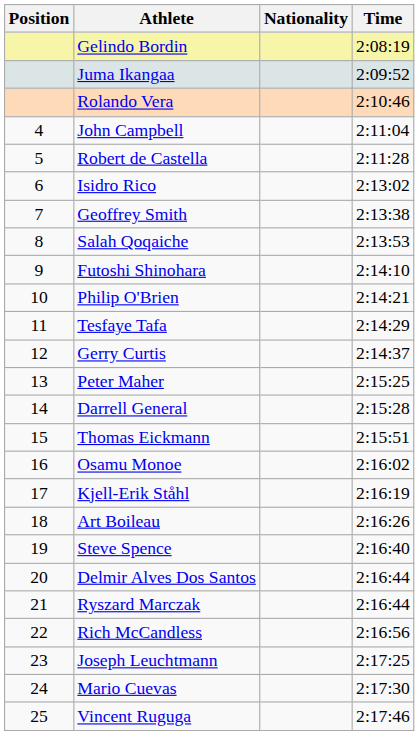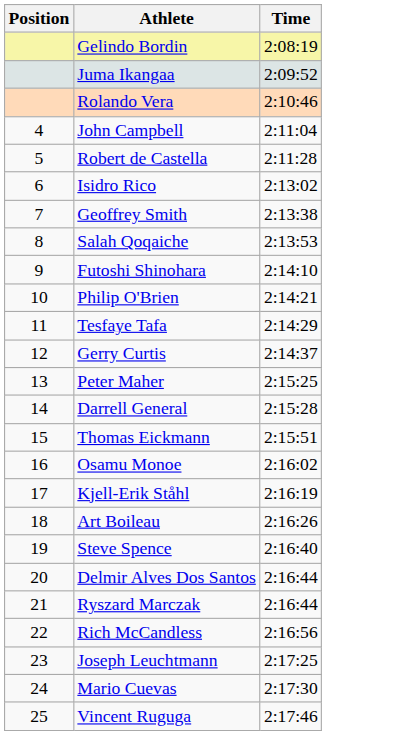- column: (306, 18)
